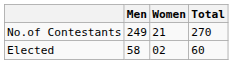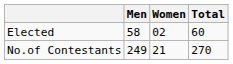rows swapped: (64, 32) <-> (31, 50)
